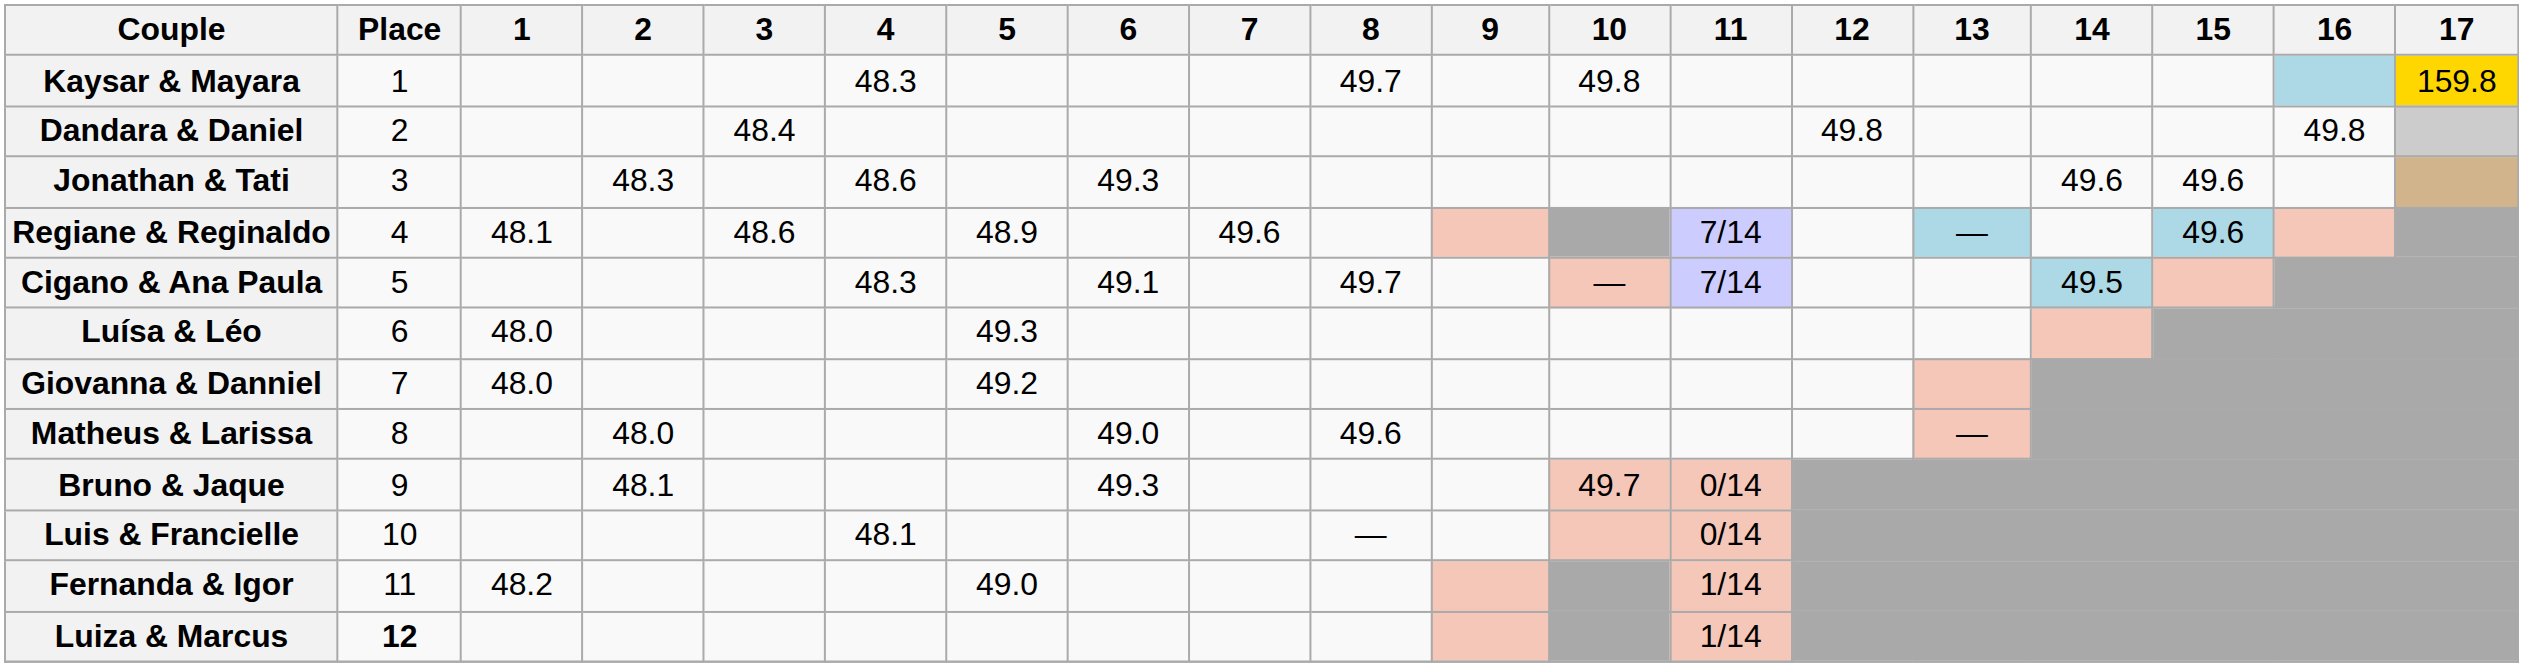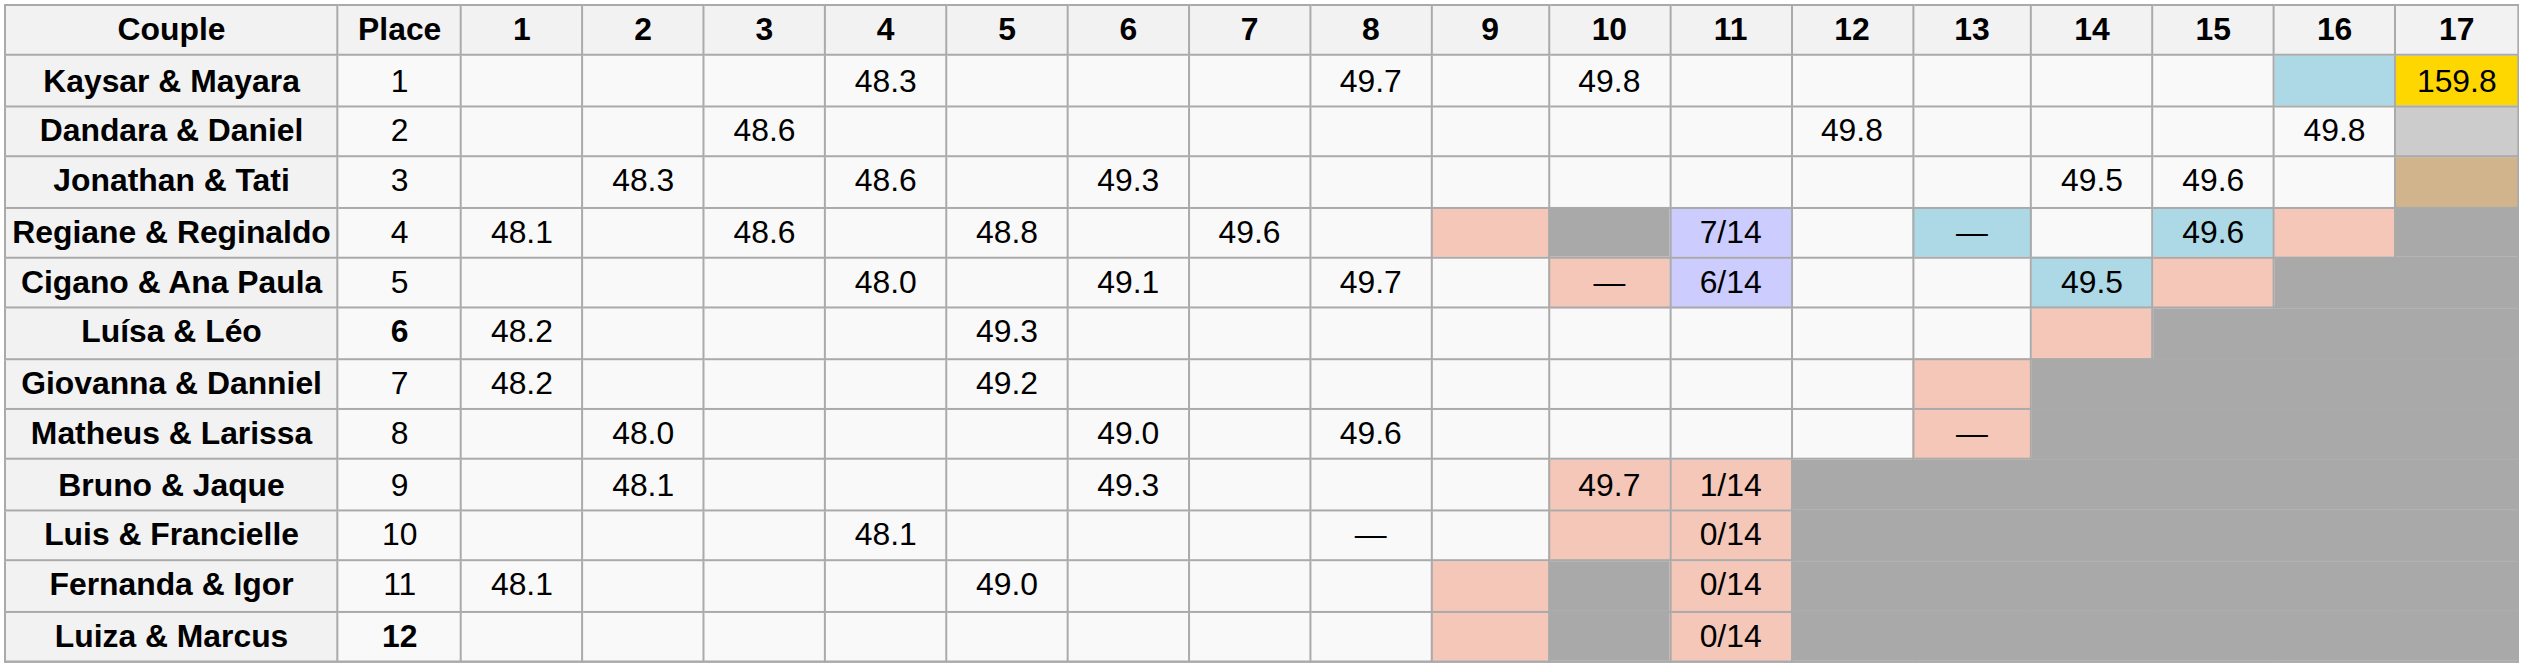(764, 130) 48.4 -> (764, 130) 48.6
(2092, 181) 49.6 -> (2092, 181) 49.5
(1007, 231) 48.9 -> (1007, 231) 48.8
(886, 282) 48.3 -> (886, 282) 48.0
(1731, 282) 7/14 -> (1731, 282) 6/14
(400, 332) normal -> (400, 332) bold
(522, 332) 48.0 -> (522, 332) 48.2
(522, 383) 48.0 -> (522, 383) 48.2
(1731, 484) 0/14 -> (1731, 484) 1/14
(522, 585) 48.2 -> (522, 585) 48.1
(1731, 585) 1/14 -> (1731, 585) 0/14
(1731, 635) 1/14 -> (1731, 635) 0/14
